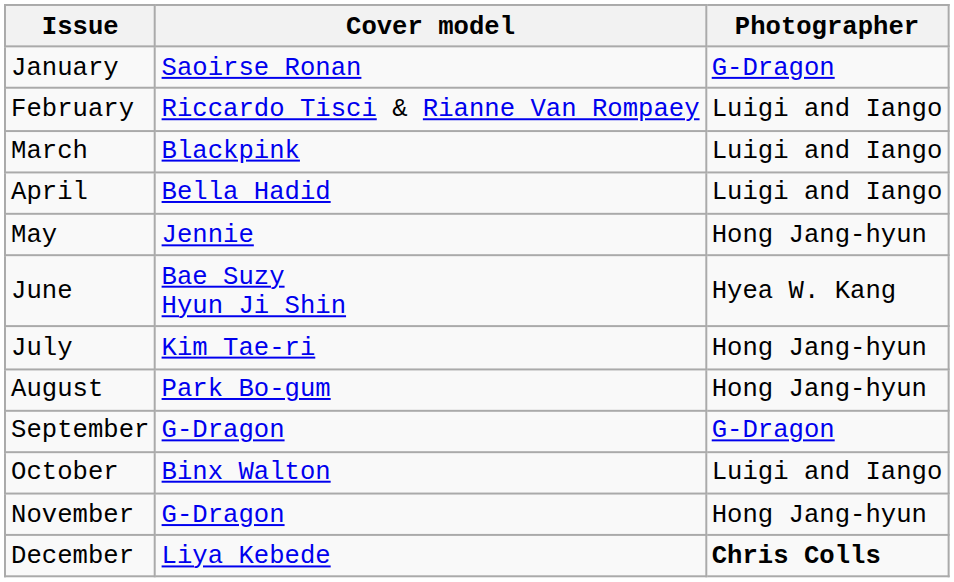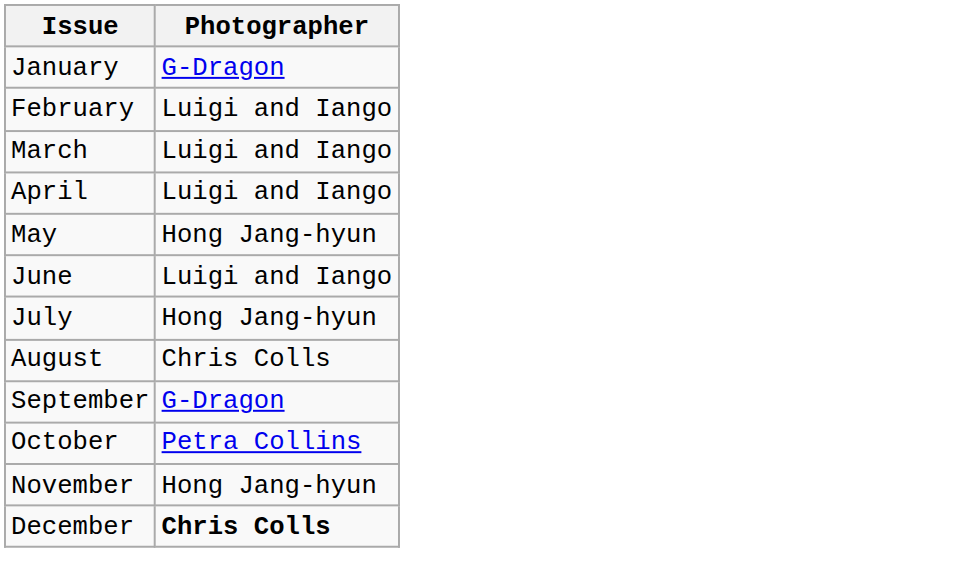- column: (431, 26)
(804, 291) Hyea W. Kang -> (277, 276) Luigi and Iango
(819, 389) Hong Jang-hyun -> (246, 360) Chris Colls
(827, 473) Luigi and Iango -> (262, 443) Petra Collins
